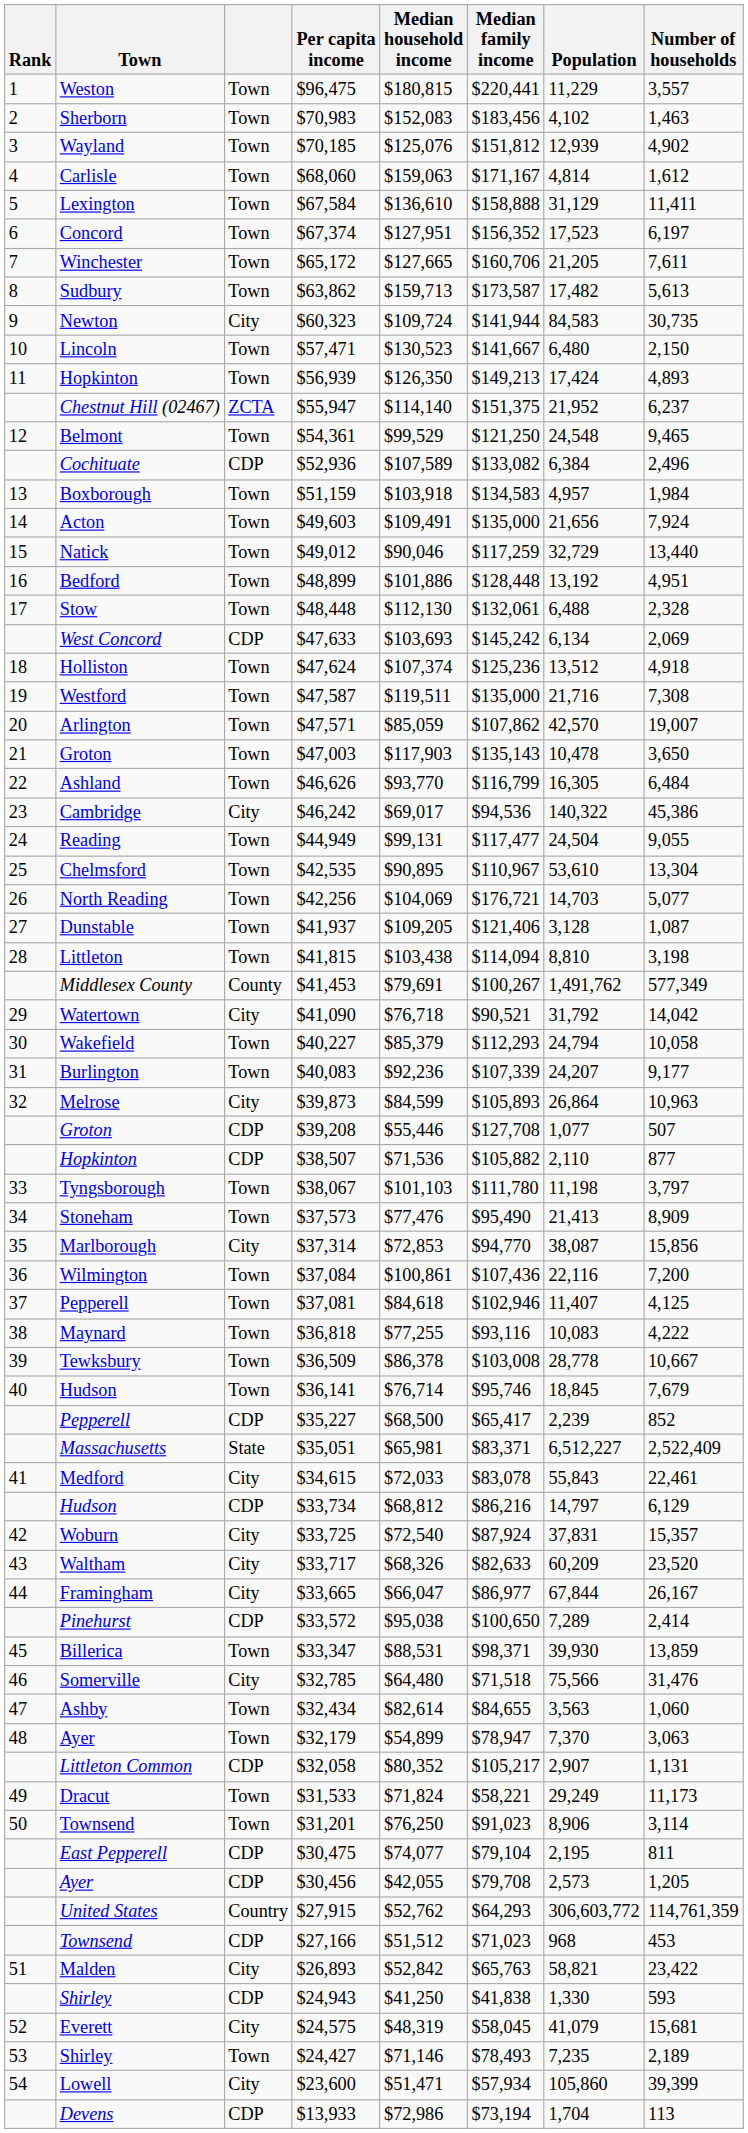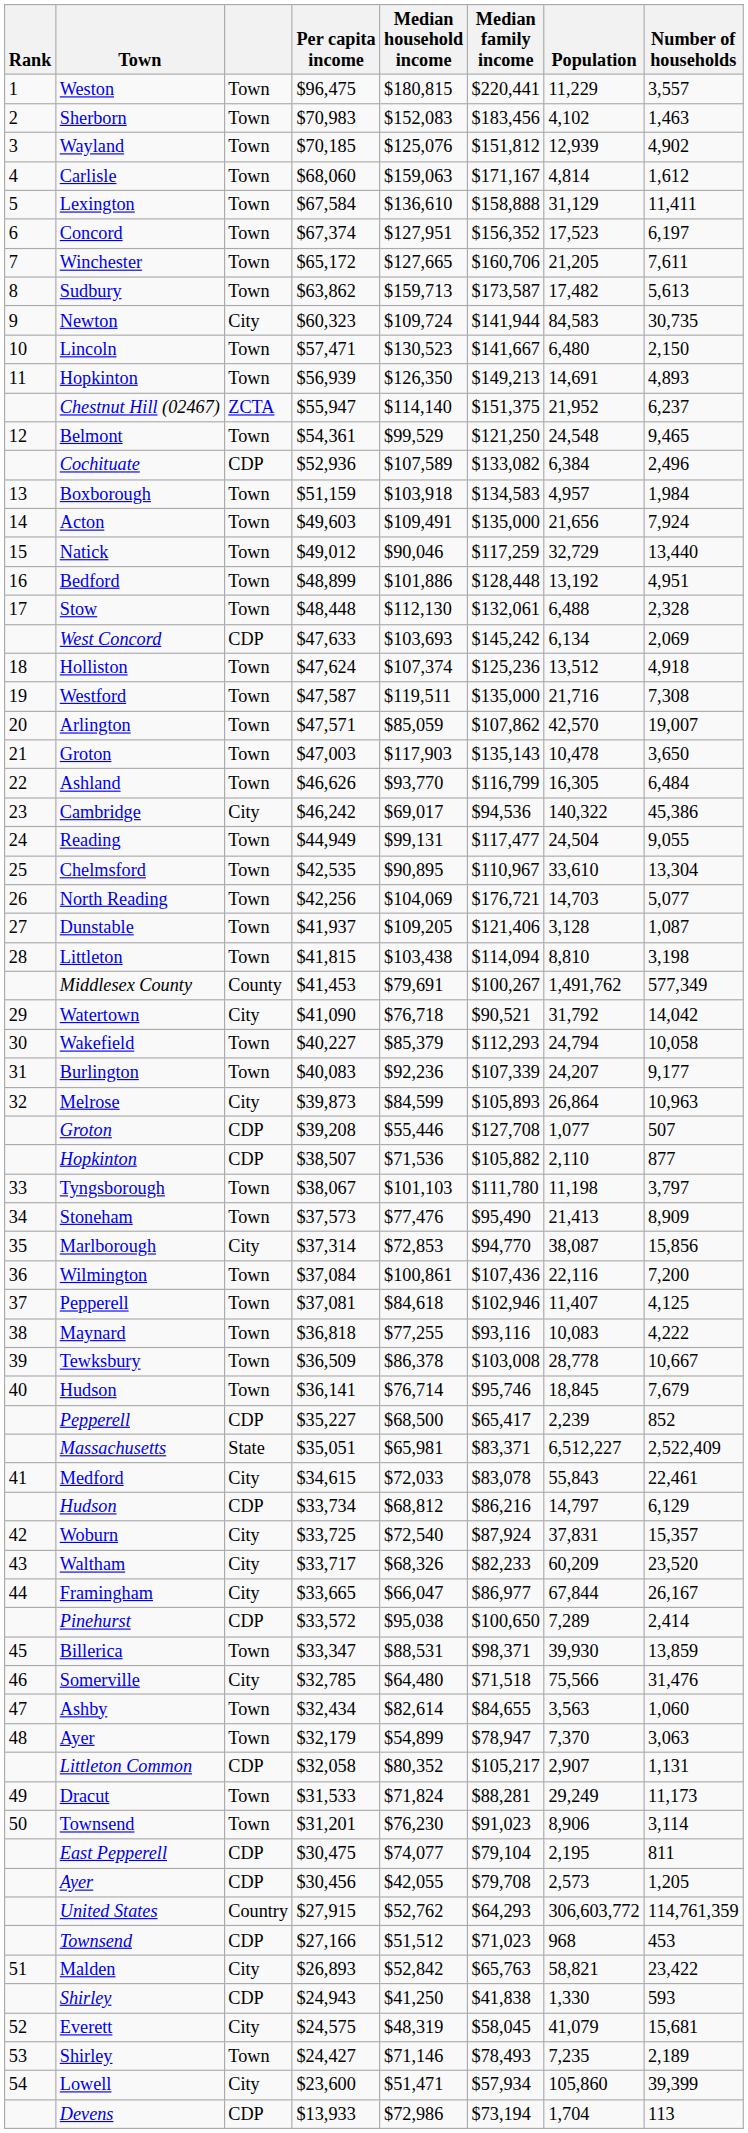(573, 378) 17,424 -> (573, 378) 14,691
(573, 869) 53,610 -> (573, 869) 33,610
(501, 1564) $82,633 -> (501, 1564) $82,233
(501, 1795) $58,221 -> (501, 1795) $88,281
(414, 1824) $76,250 -> (414, 1824) $76,230
